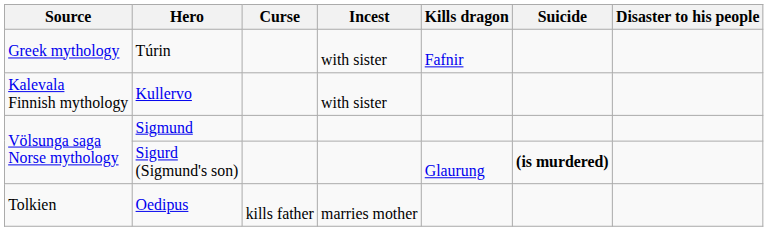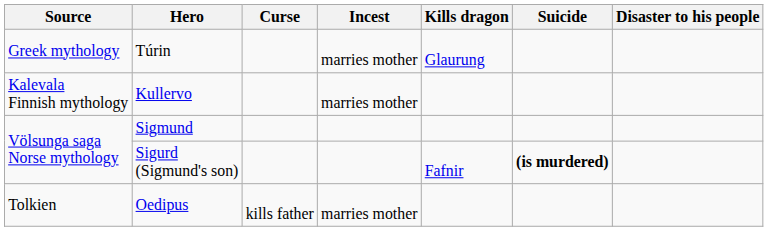(354, 60) with sister -> (369, 60) marries mother
(444, 60) Fafnir -> (455, 60) Glaurung
(354, 102) with sister -> (369, 102) marries mother
(455, 171) Glaurung -> (444, 171) Fafnir
